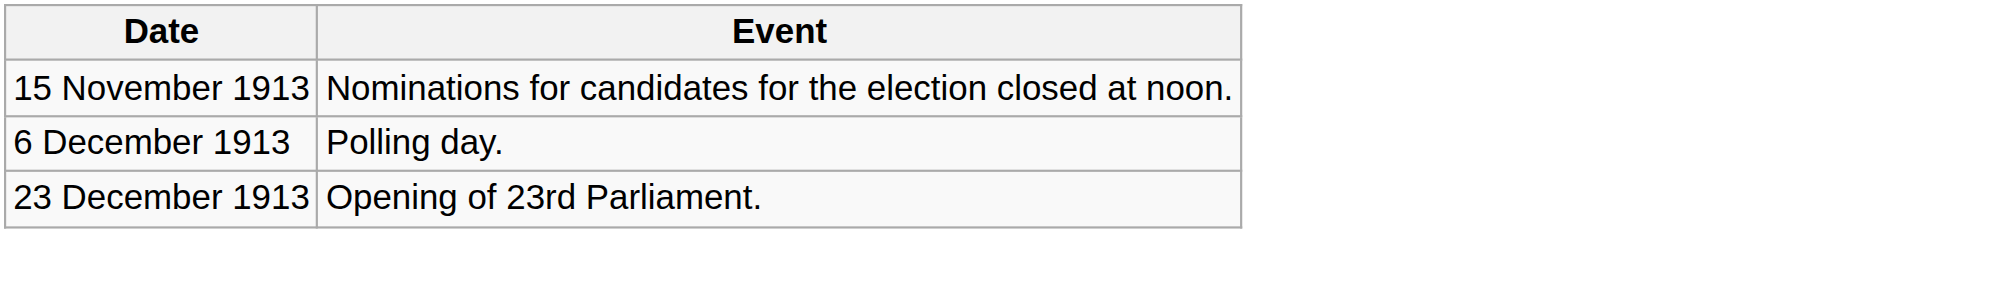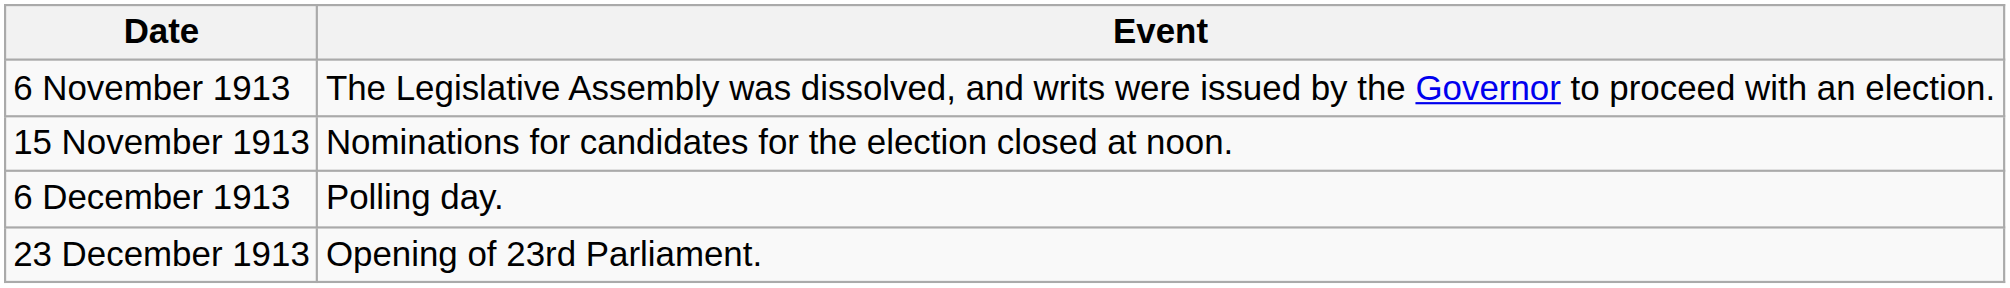+ row: (152, 87)
